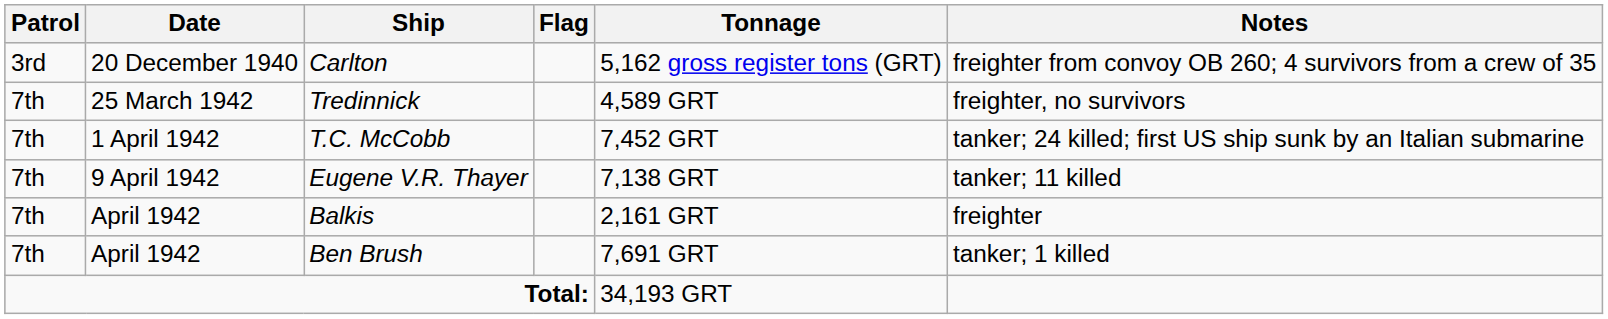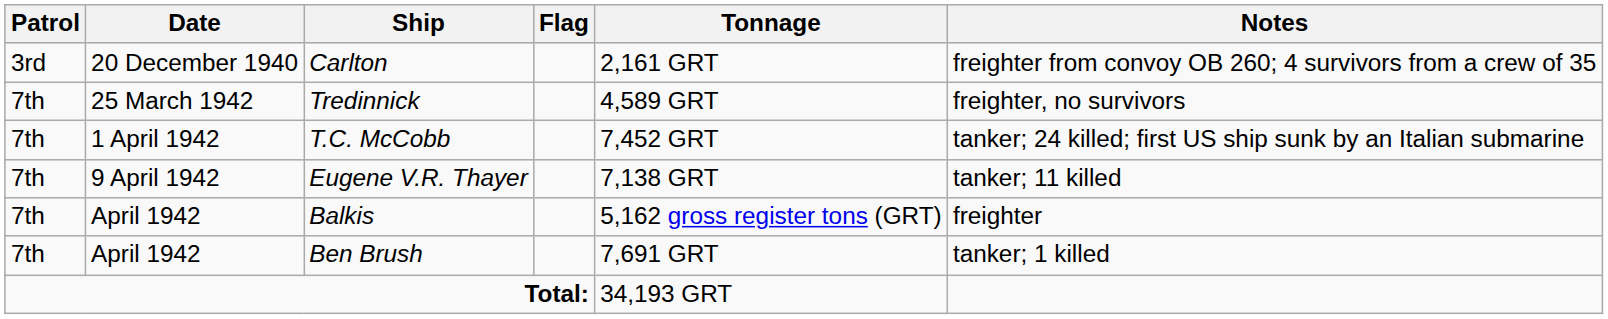(771, 62) 5,162 gross register tons (GRT) -> (659, 62) 2,161 GRT
(659, 216) 2,161 GRT -> (771, 216) 5,162 gross register tons (GRT)
